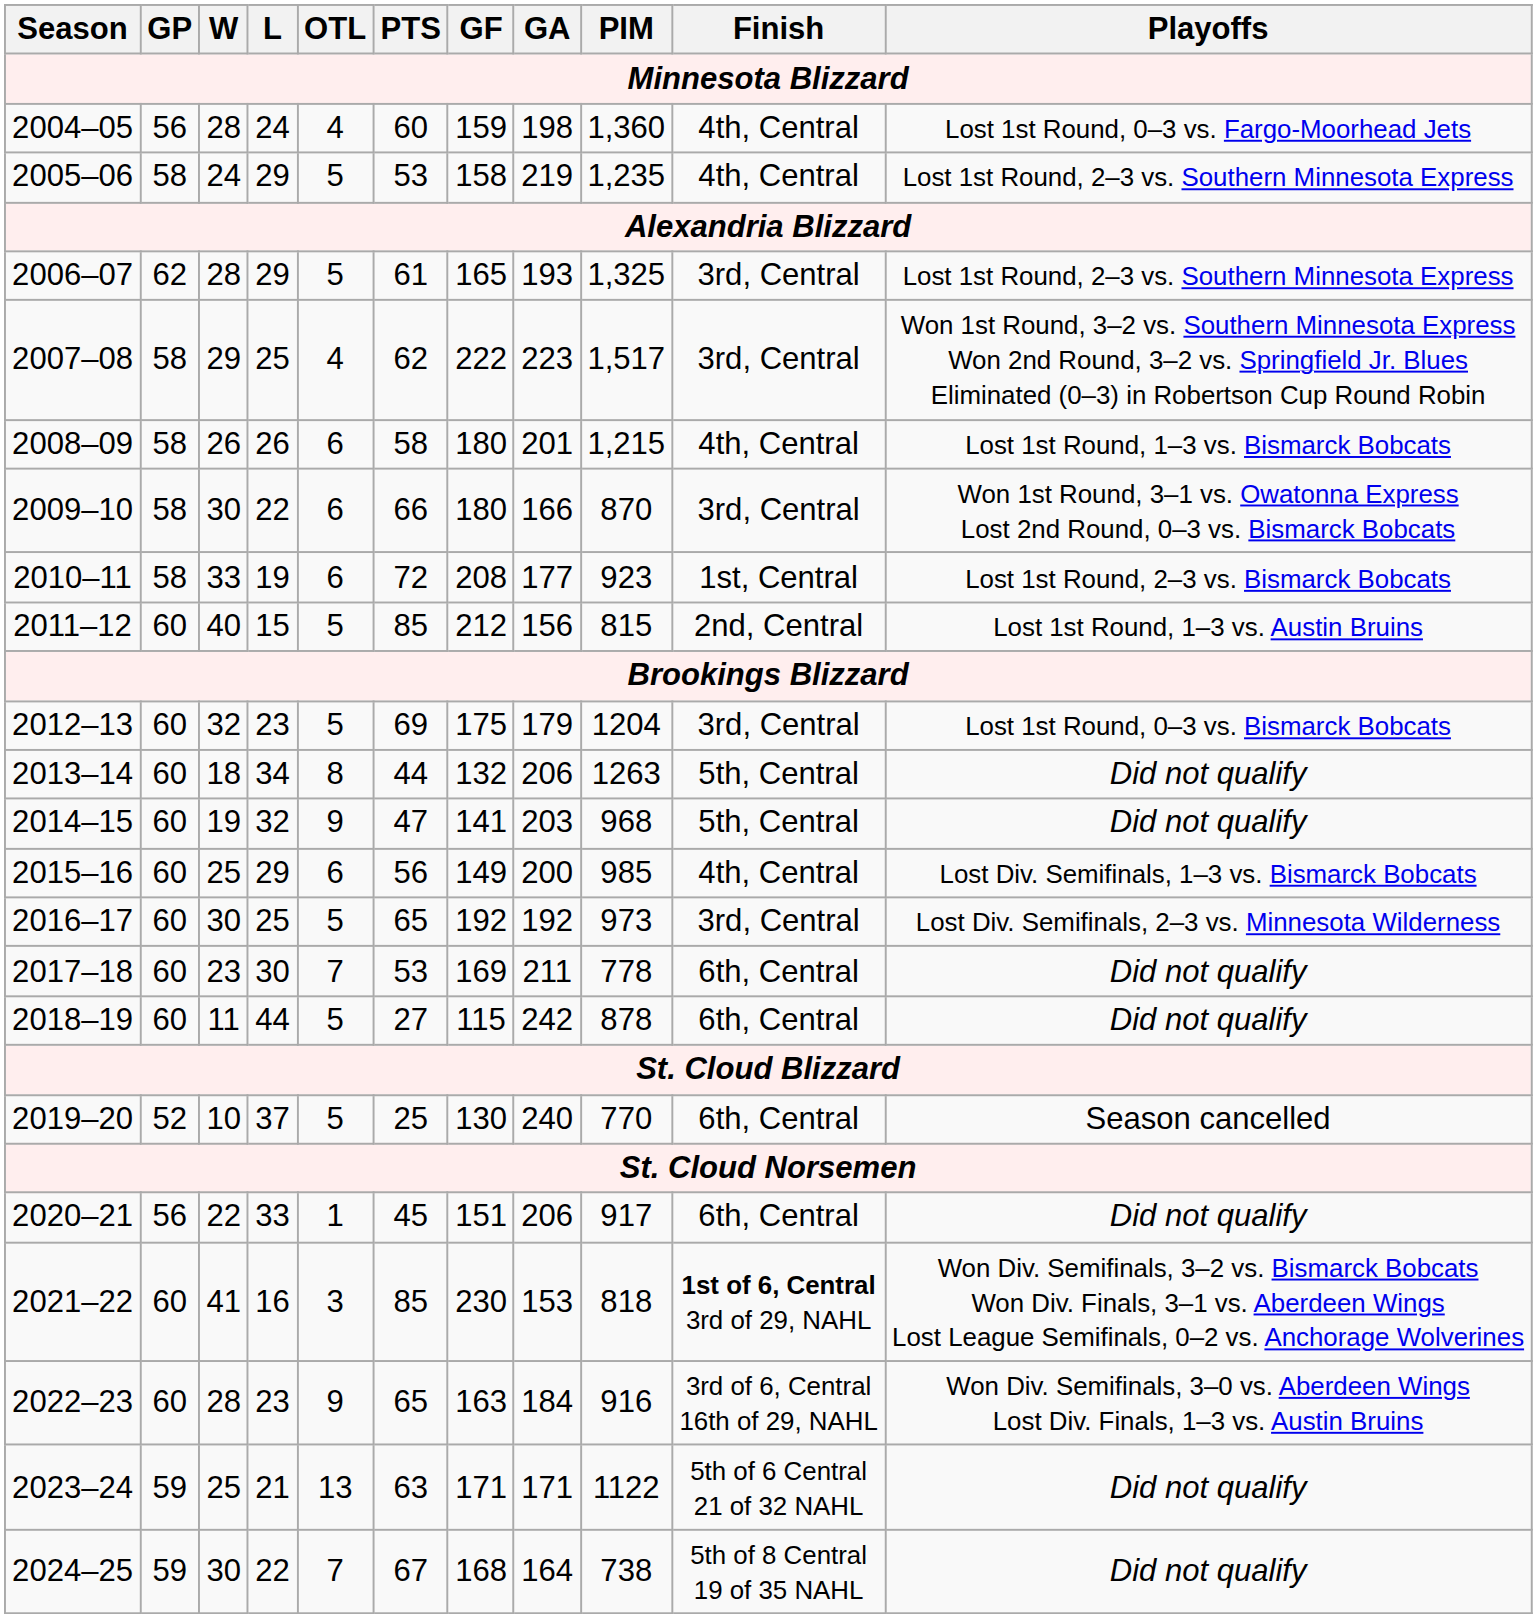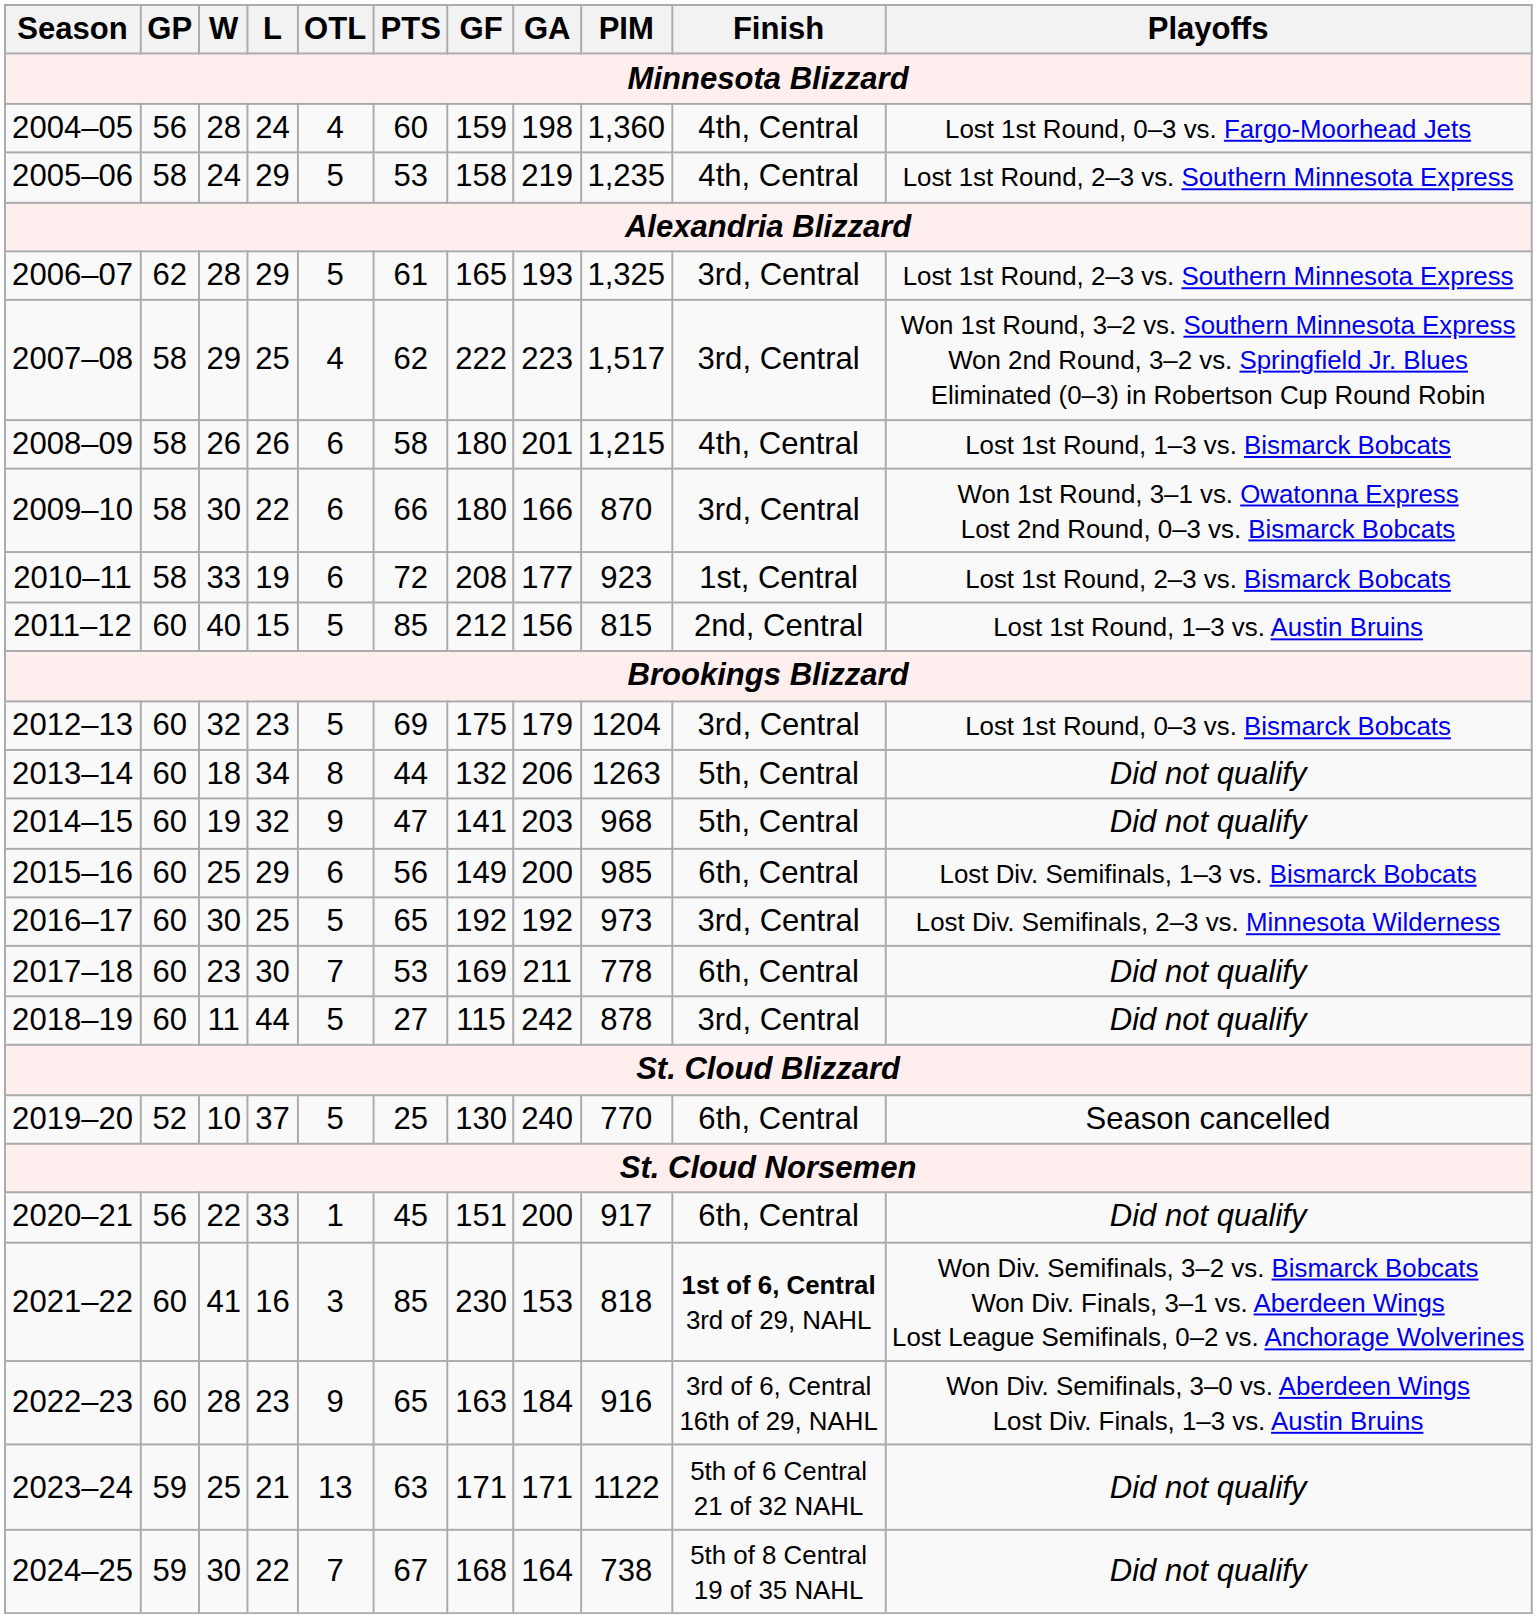(779, 872) 4th, Central -> (779, 872) 6th, Central
(779, 1019) 6th, Central -> (779, 1019) 3rd, Central
(547, 1216) 206 -> (547, 1216) 200
